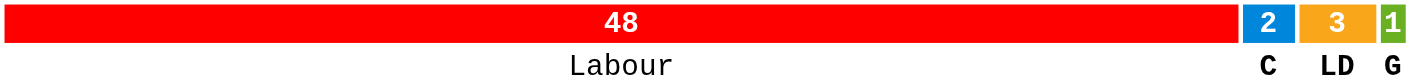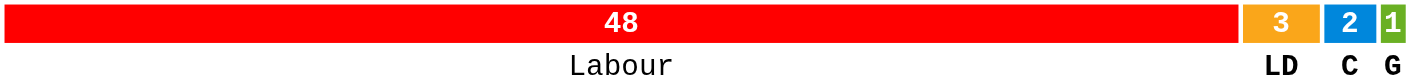columns swapped: (1337, 24) <-> (1268, 24)
